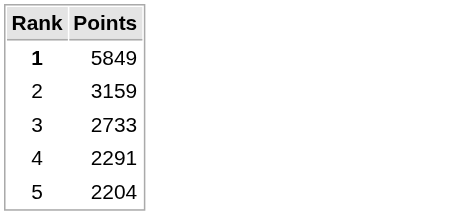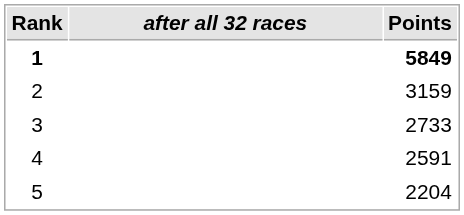+ column: (225, 23)
(114, 58) normal -> (429, 58) bold
(114, 158) 2291 -> (429, 158) 2591
